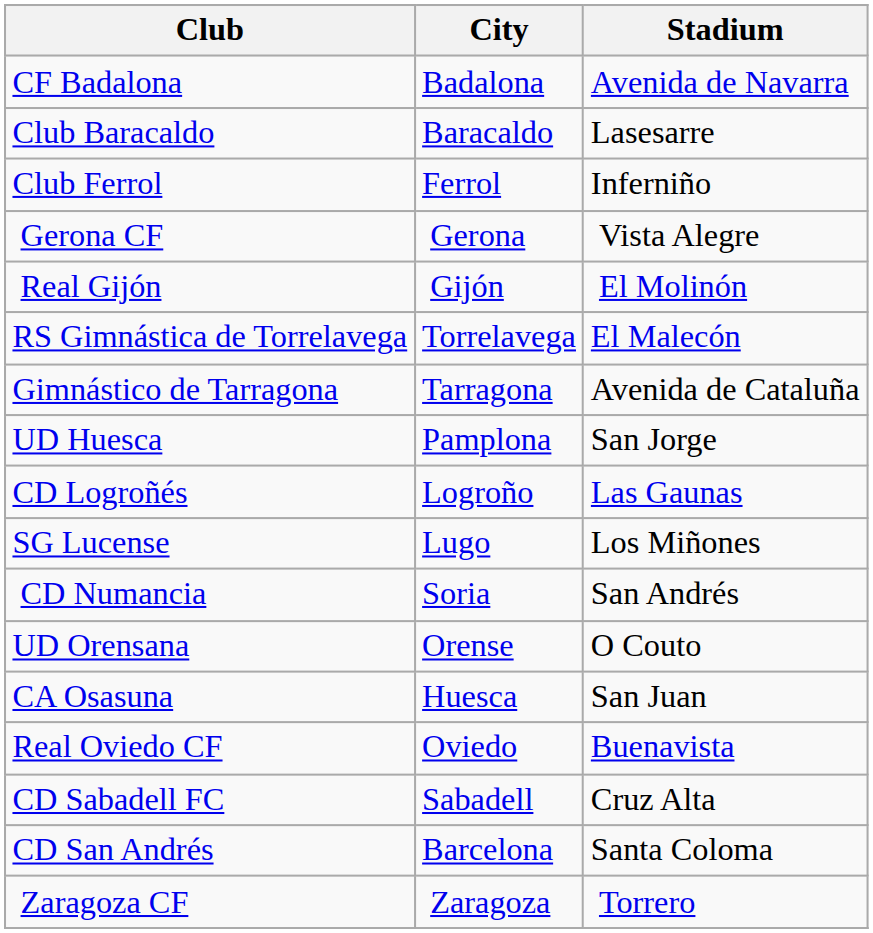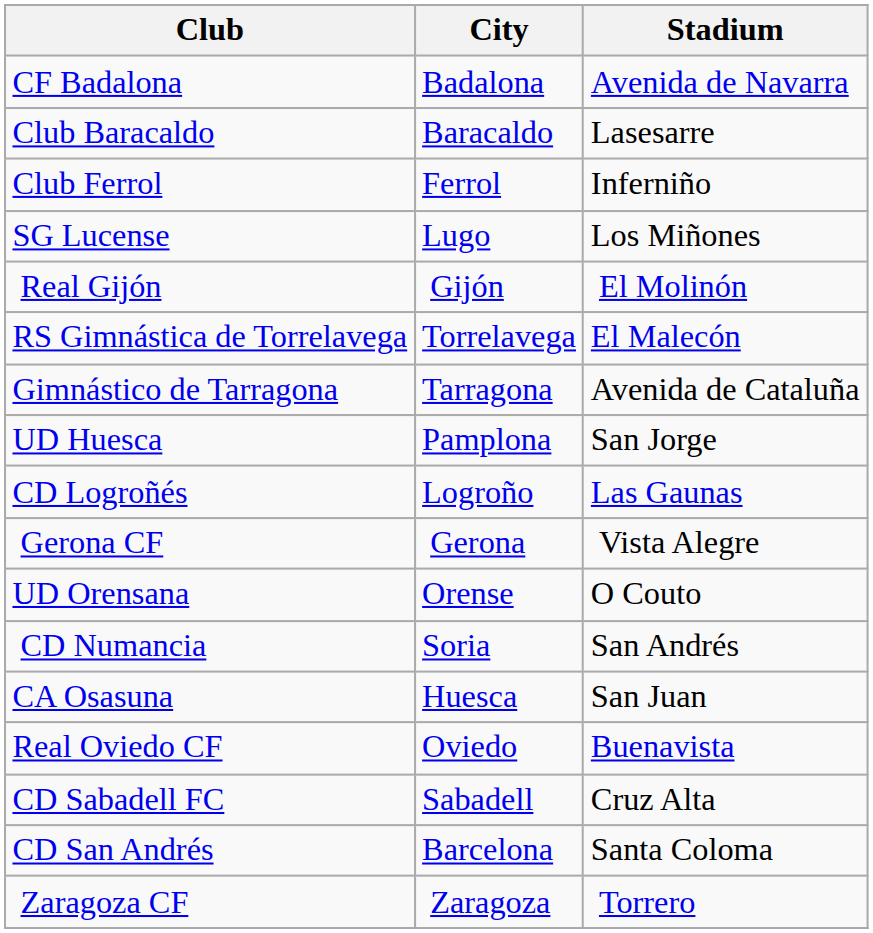rows swapped: (88, 235) <-> (91, 542)
rows swapped: (109, 593) <-> (101, 645)
